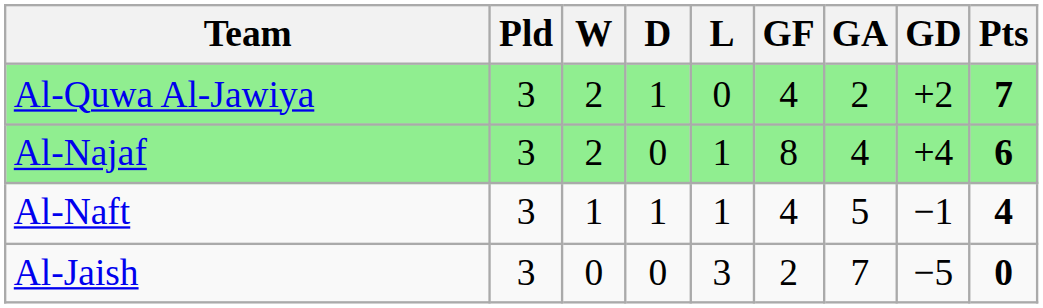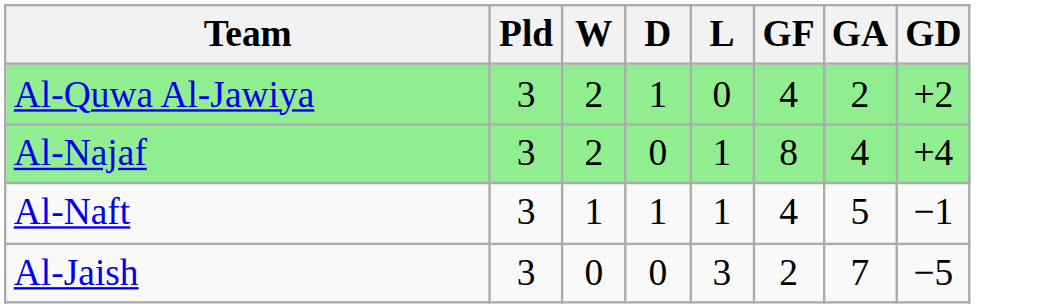- column: (1004, 34)
